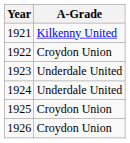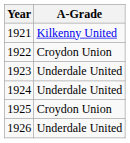(74, 128) Croydon Union -> (79, 128) Underdale United
